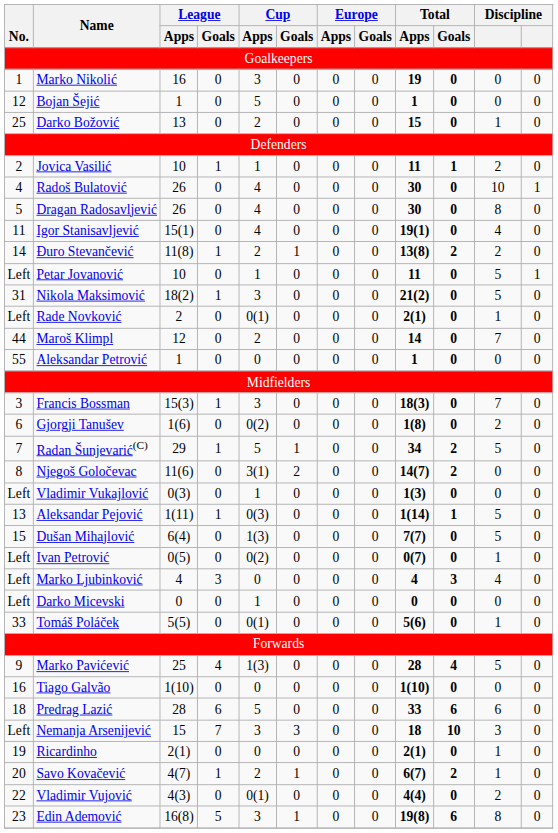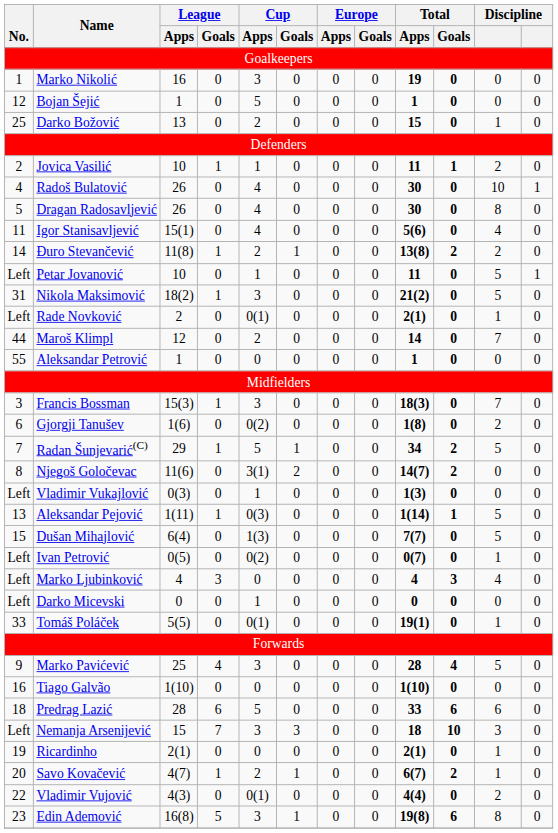(414, 230) 19(1) -> (414, 230) 5(6)
(414, 622) 5(6) -> (414, 622) 19(1)
(257, 666) 1(3) -> (257, 666) 3
